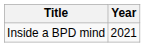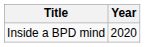(124, 32) 2021 -> (124, 32) 2020
